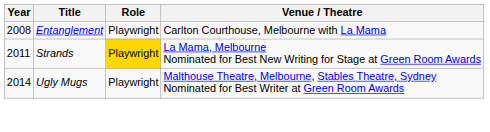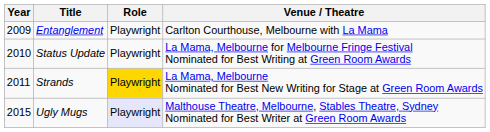(19, 30) 2008 -> (19, 30) 2009
+ row: (71, 53)
(19, 83) 2014 -> (19, 112) 2015
(133, 83) no background -> (135, 112) lavender background
